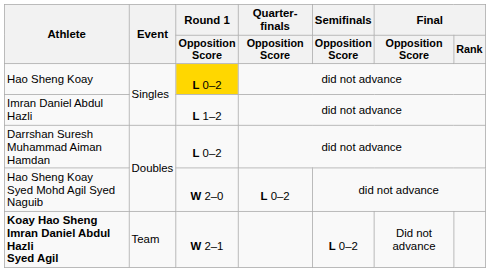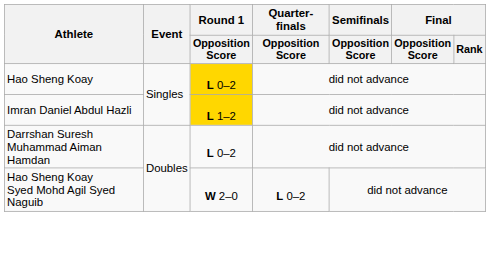(207, 116) no background -> (221, 116) gold background
- row: (59, 240)
